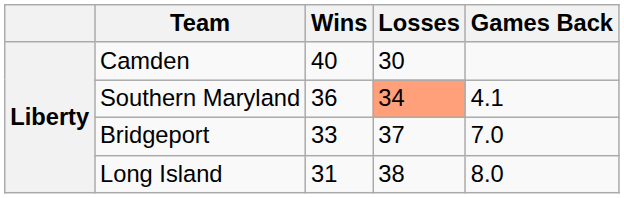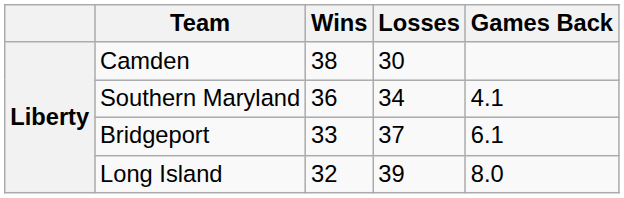(324, 60) 40 -> (324, 60) 38
(391, 98) lightsalmon background -> (391, 98) no background
(487, 135) 7.0 -> (487, 135) 6.1
(324, 173) 31 -> (324, 173) 32
(391, 173) 38 -> (391, 173) 39
